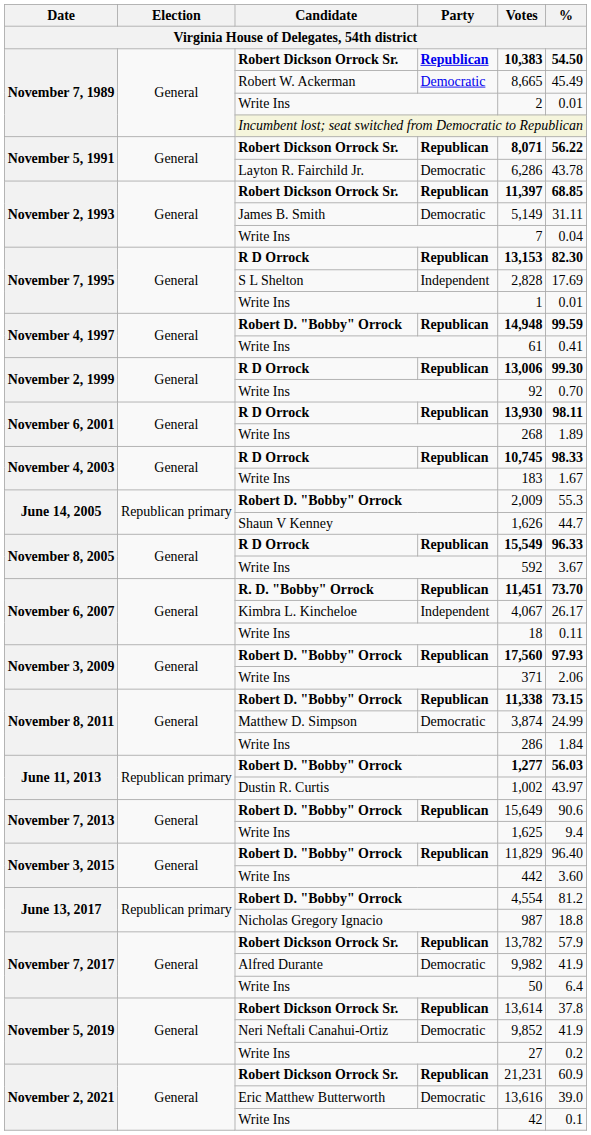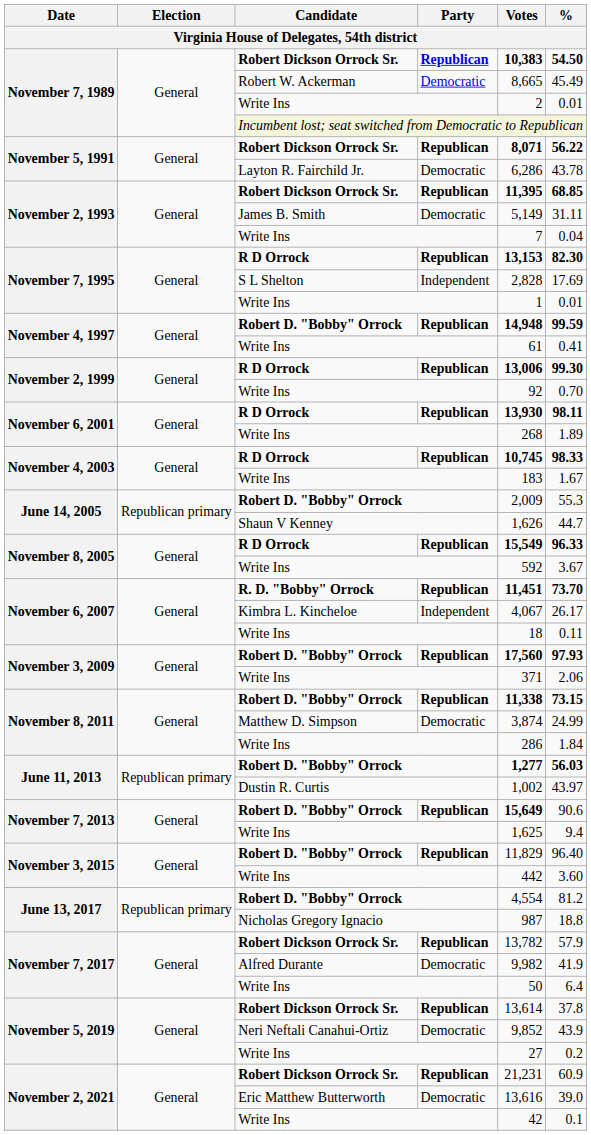(524, 192) 11,397 -> (524, 192) 11,395
(523, 810) normal -> (523, 810) bold
(571, 1031) 41.9 -> (571, 1031) 43.9
